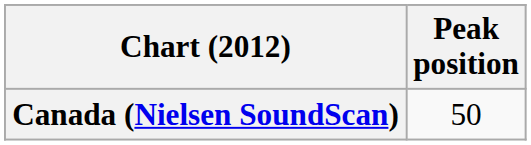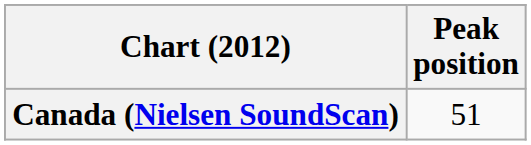(466, 113) 50 -> (466, 113) 51
